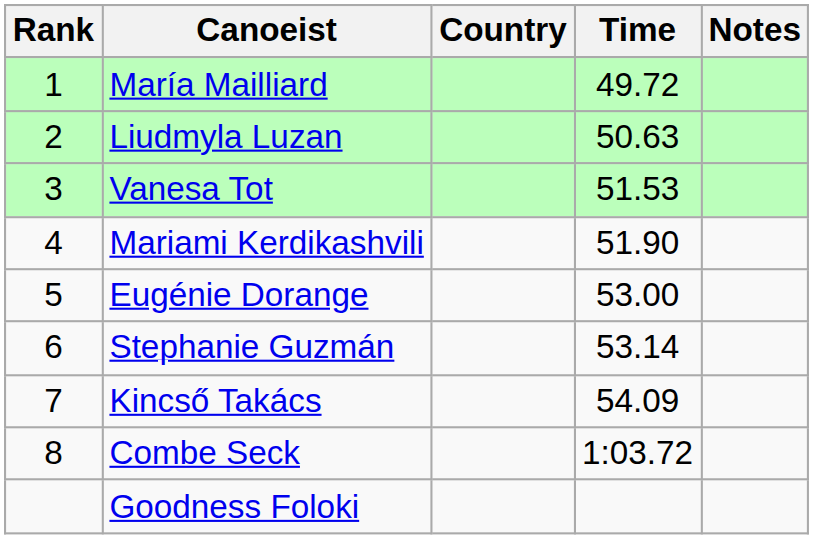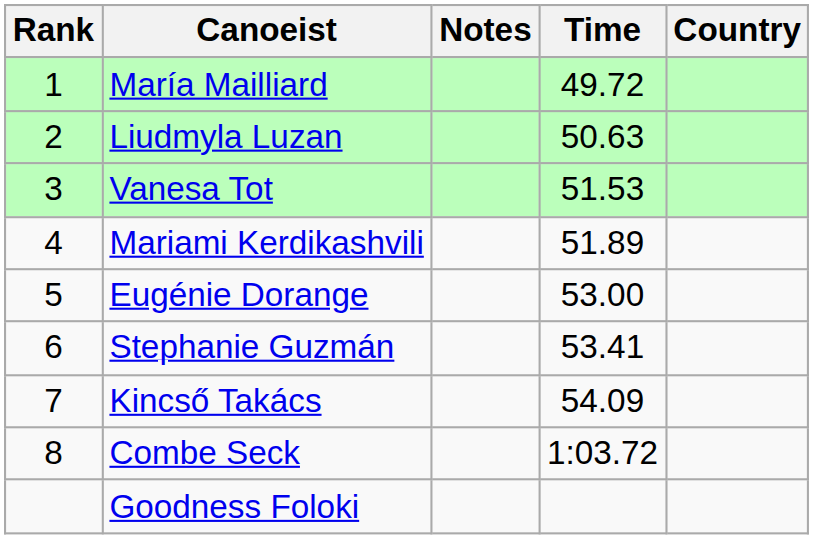columns swapped: (503, 30) <-> (755, 30)
(638, 242) 51.90 -> (603, 242) 51.89
(638, 347) 53.14 -> (603, 347) 53.41
